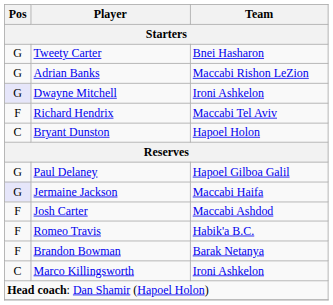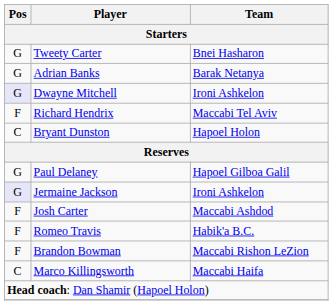(251, 73) Maccabi Rishon LeZion -> (228, 73) Barak Netanya
(228, 192) Maccabi Haifa -> (228, 192) Ironi Ashkelon
(228, 251) Barak Netanya -> (251, 251) Maccabi Rishon LeZion
(228, 271) Ironi Ashkelon -> (228, 271) Maccabi Haifa
